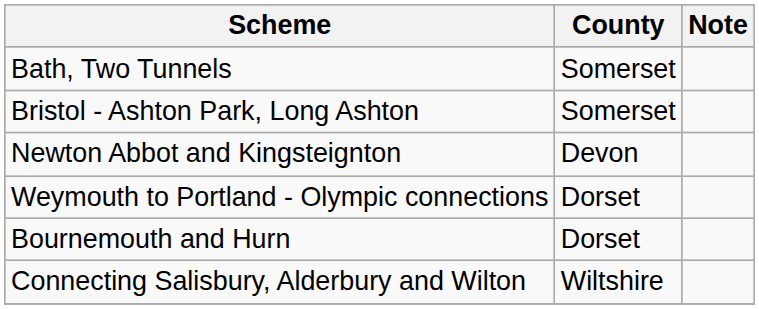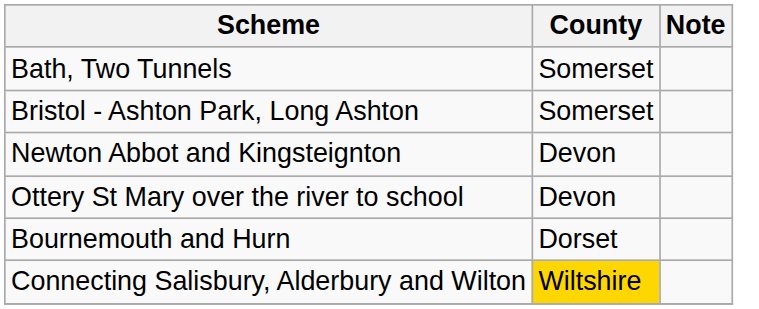+ row: (237, 196)
- row: (280, 196)
(612, 281) no background -> (590, 281) gold background
